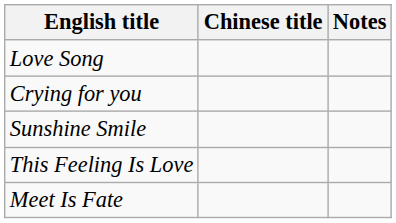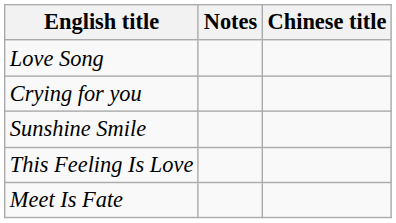columns swapped: (263, 22) <-> (360, 22)
